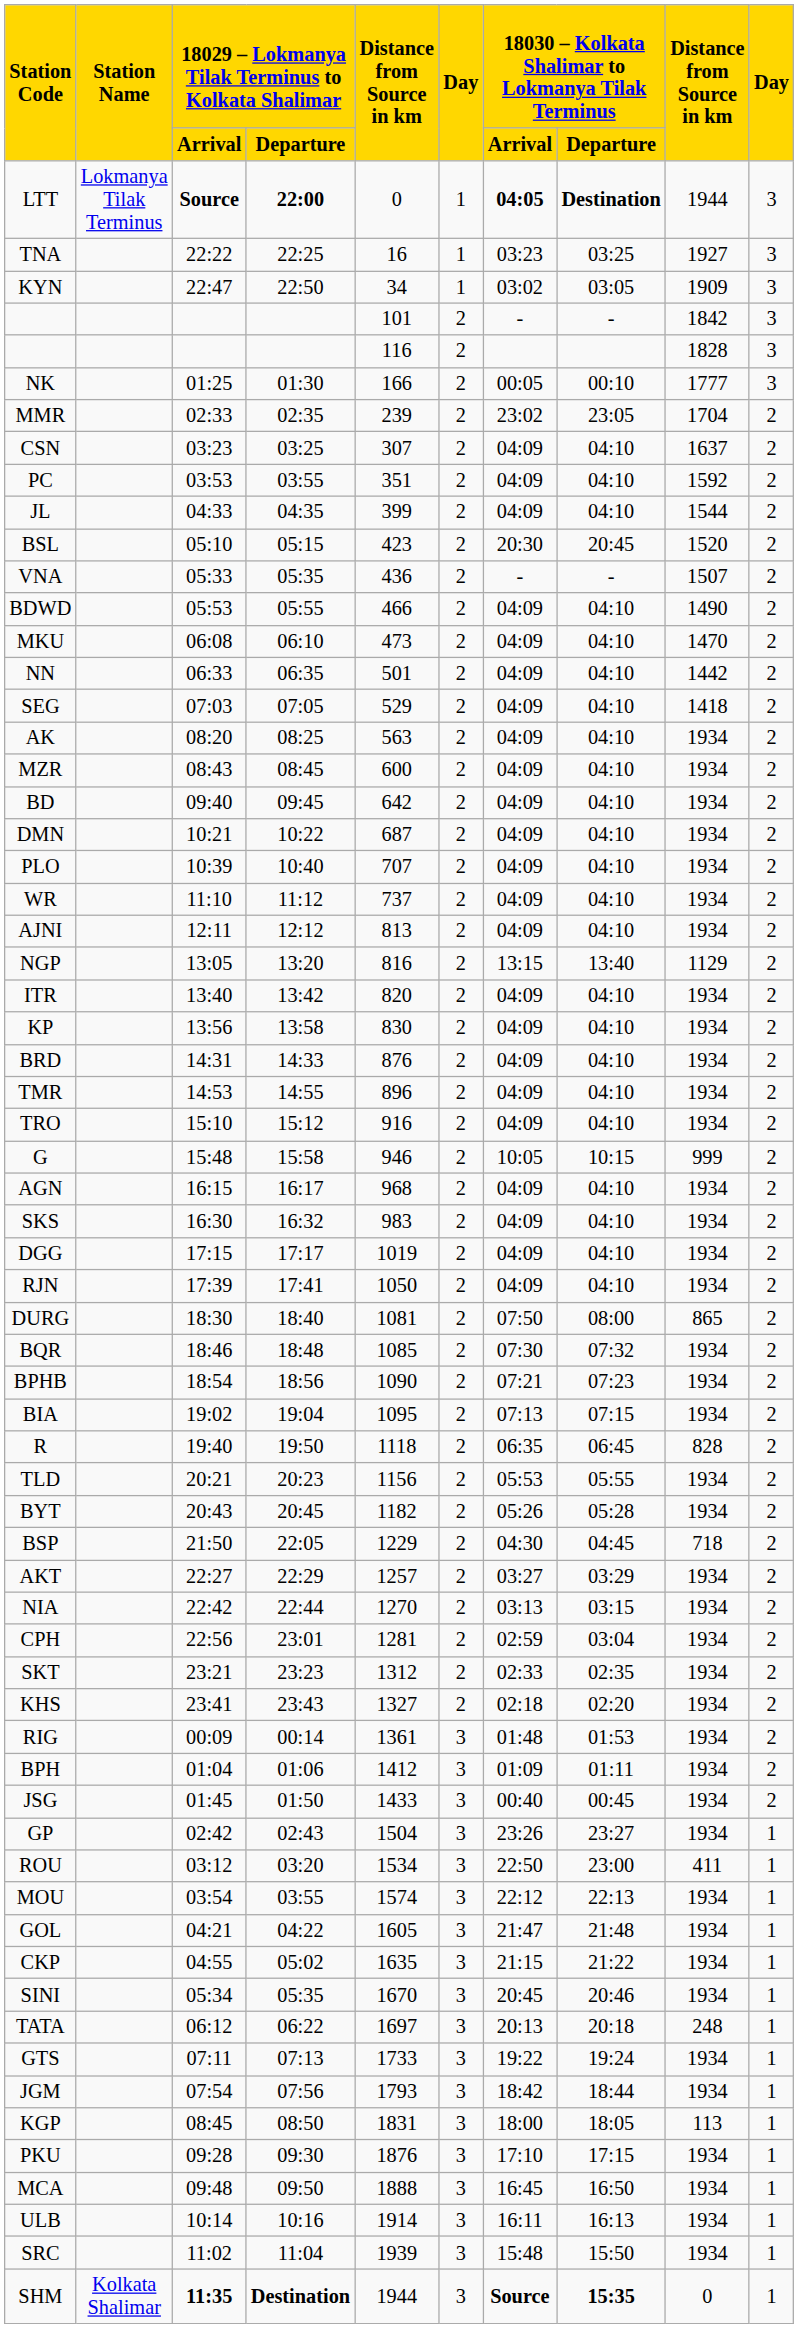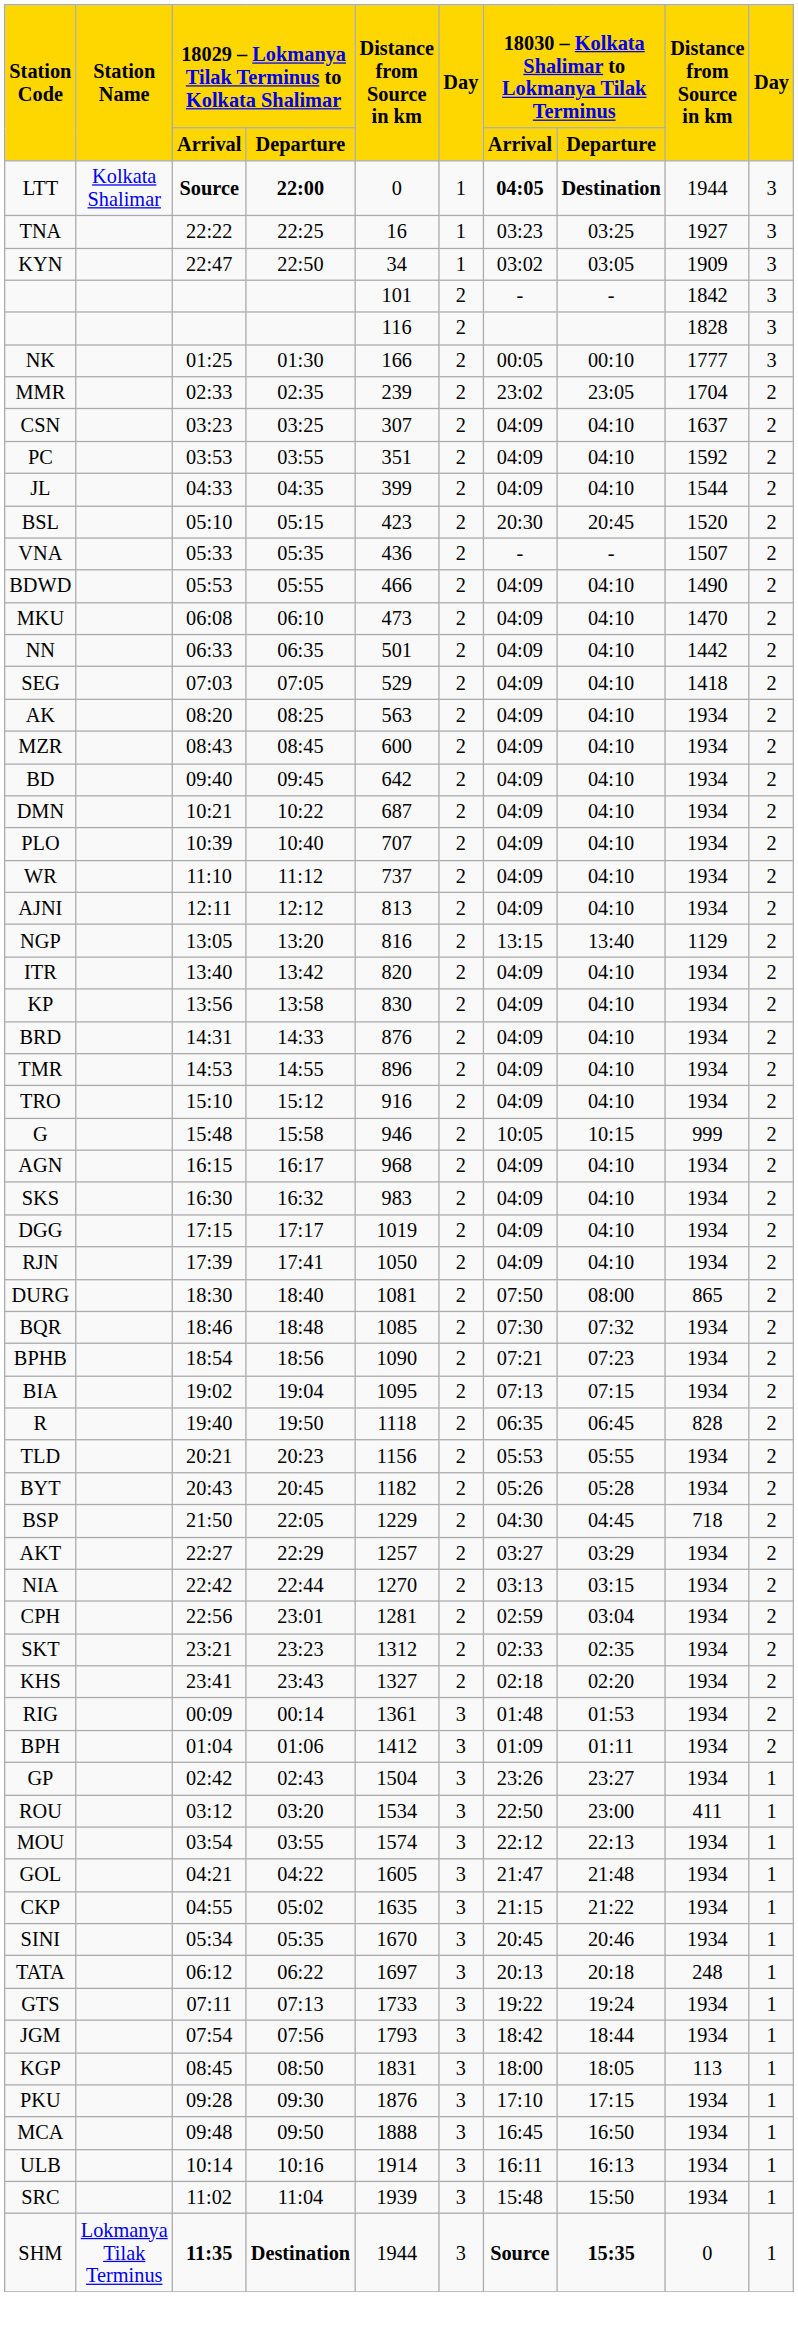(124, 199) Lokmanya Tilak Terminus -> (124, 187) Kolkata Shalimar
- row: (40, 1801)
(124, 2296) Kolkata Shalimar -> (124, 2252) Lokmanya Tilak Terminus
